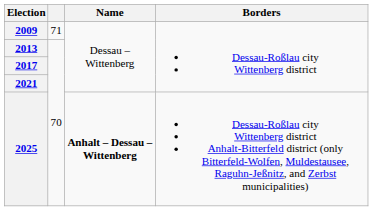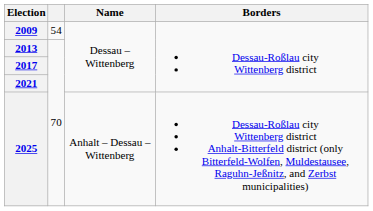(56, 30) 71 -> (56, 30) 54
(110, 149) bold -> (110, 149) normal
